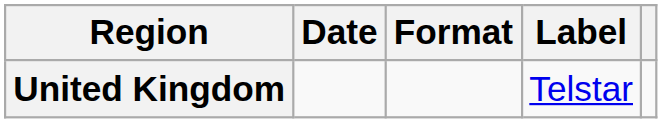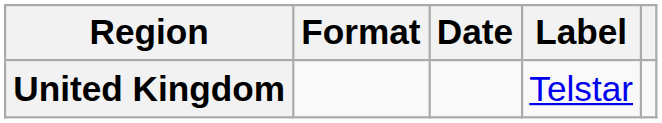columns swapped: (339, 32) <-> (453, 32)
